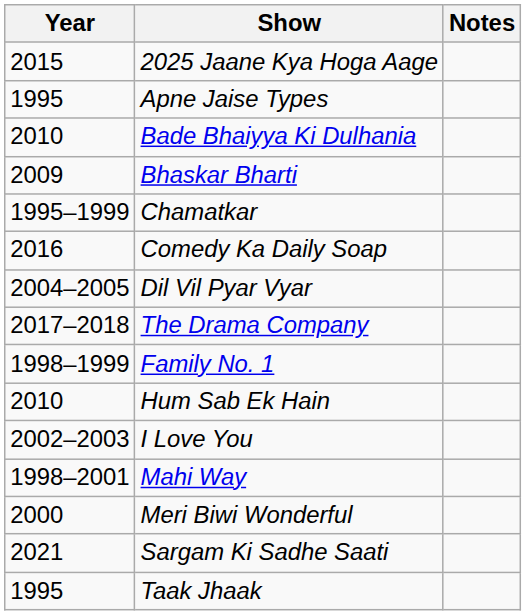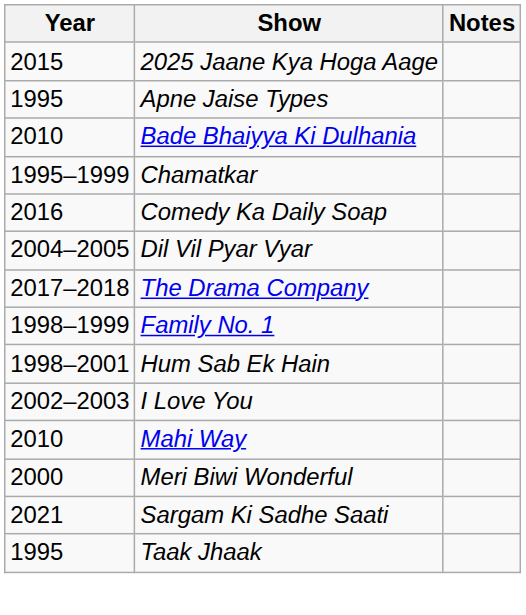- row: (219, 174)
(37, 401) 2010 -> (70, 363) 1998–2001
(70, 477) 1998–2001 -> (37, 439) 2010
